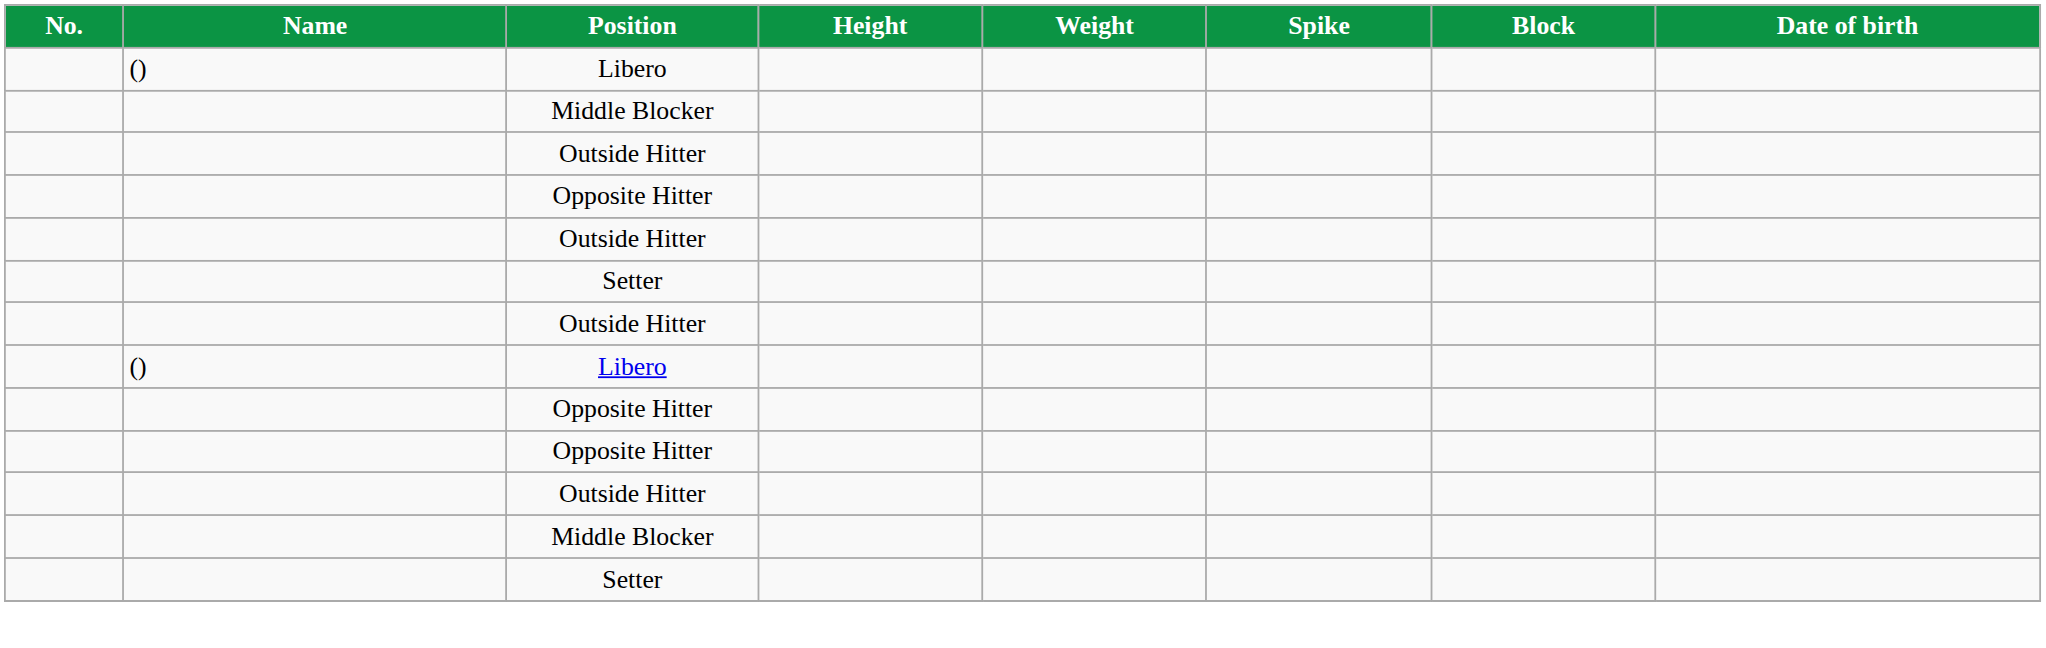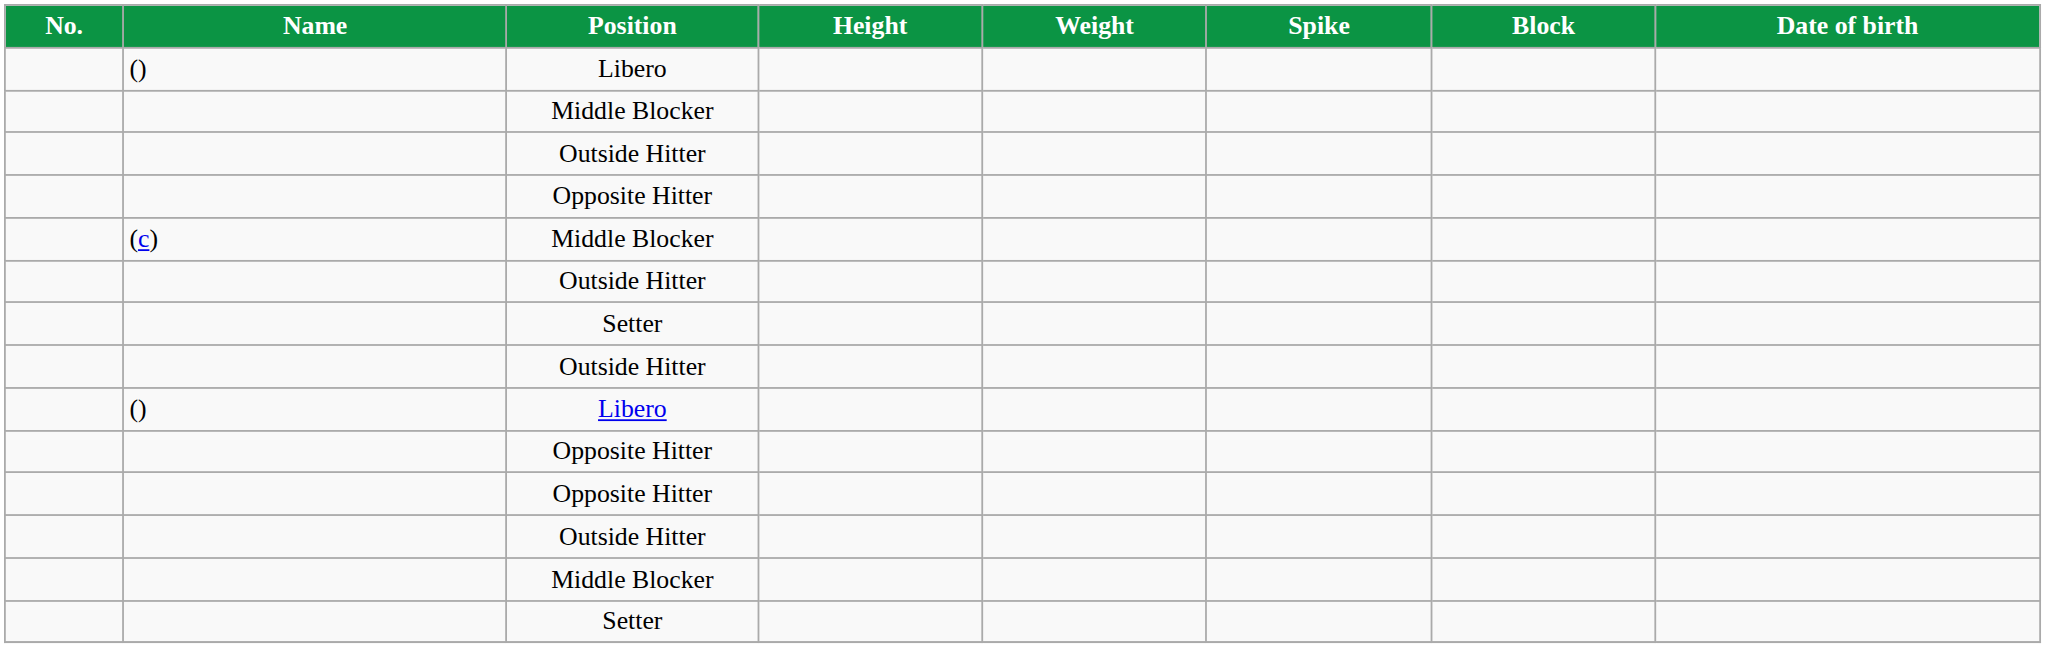+ row: (144, 238)
